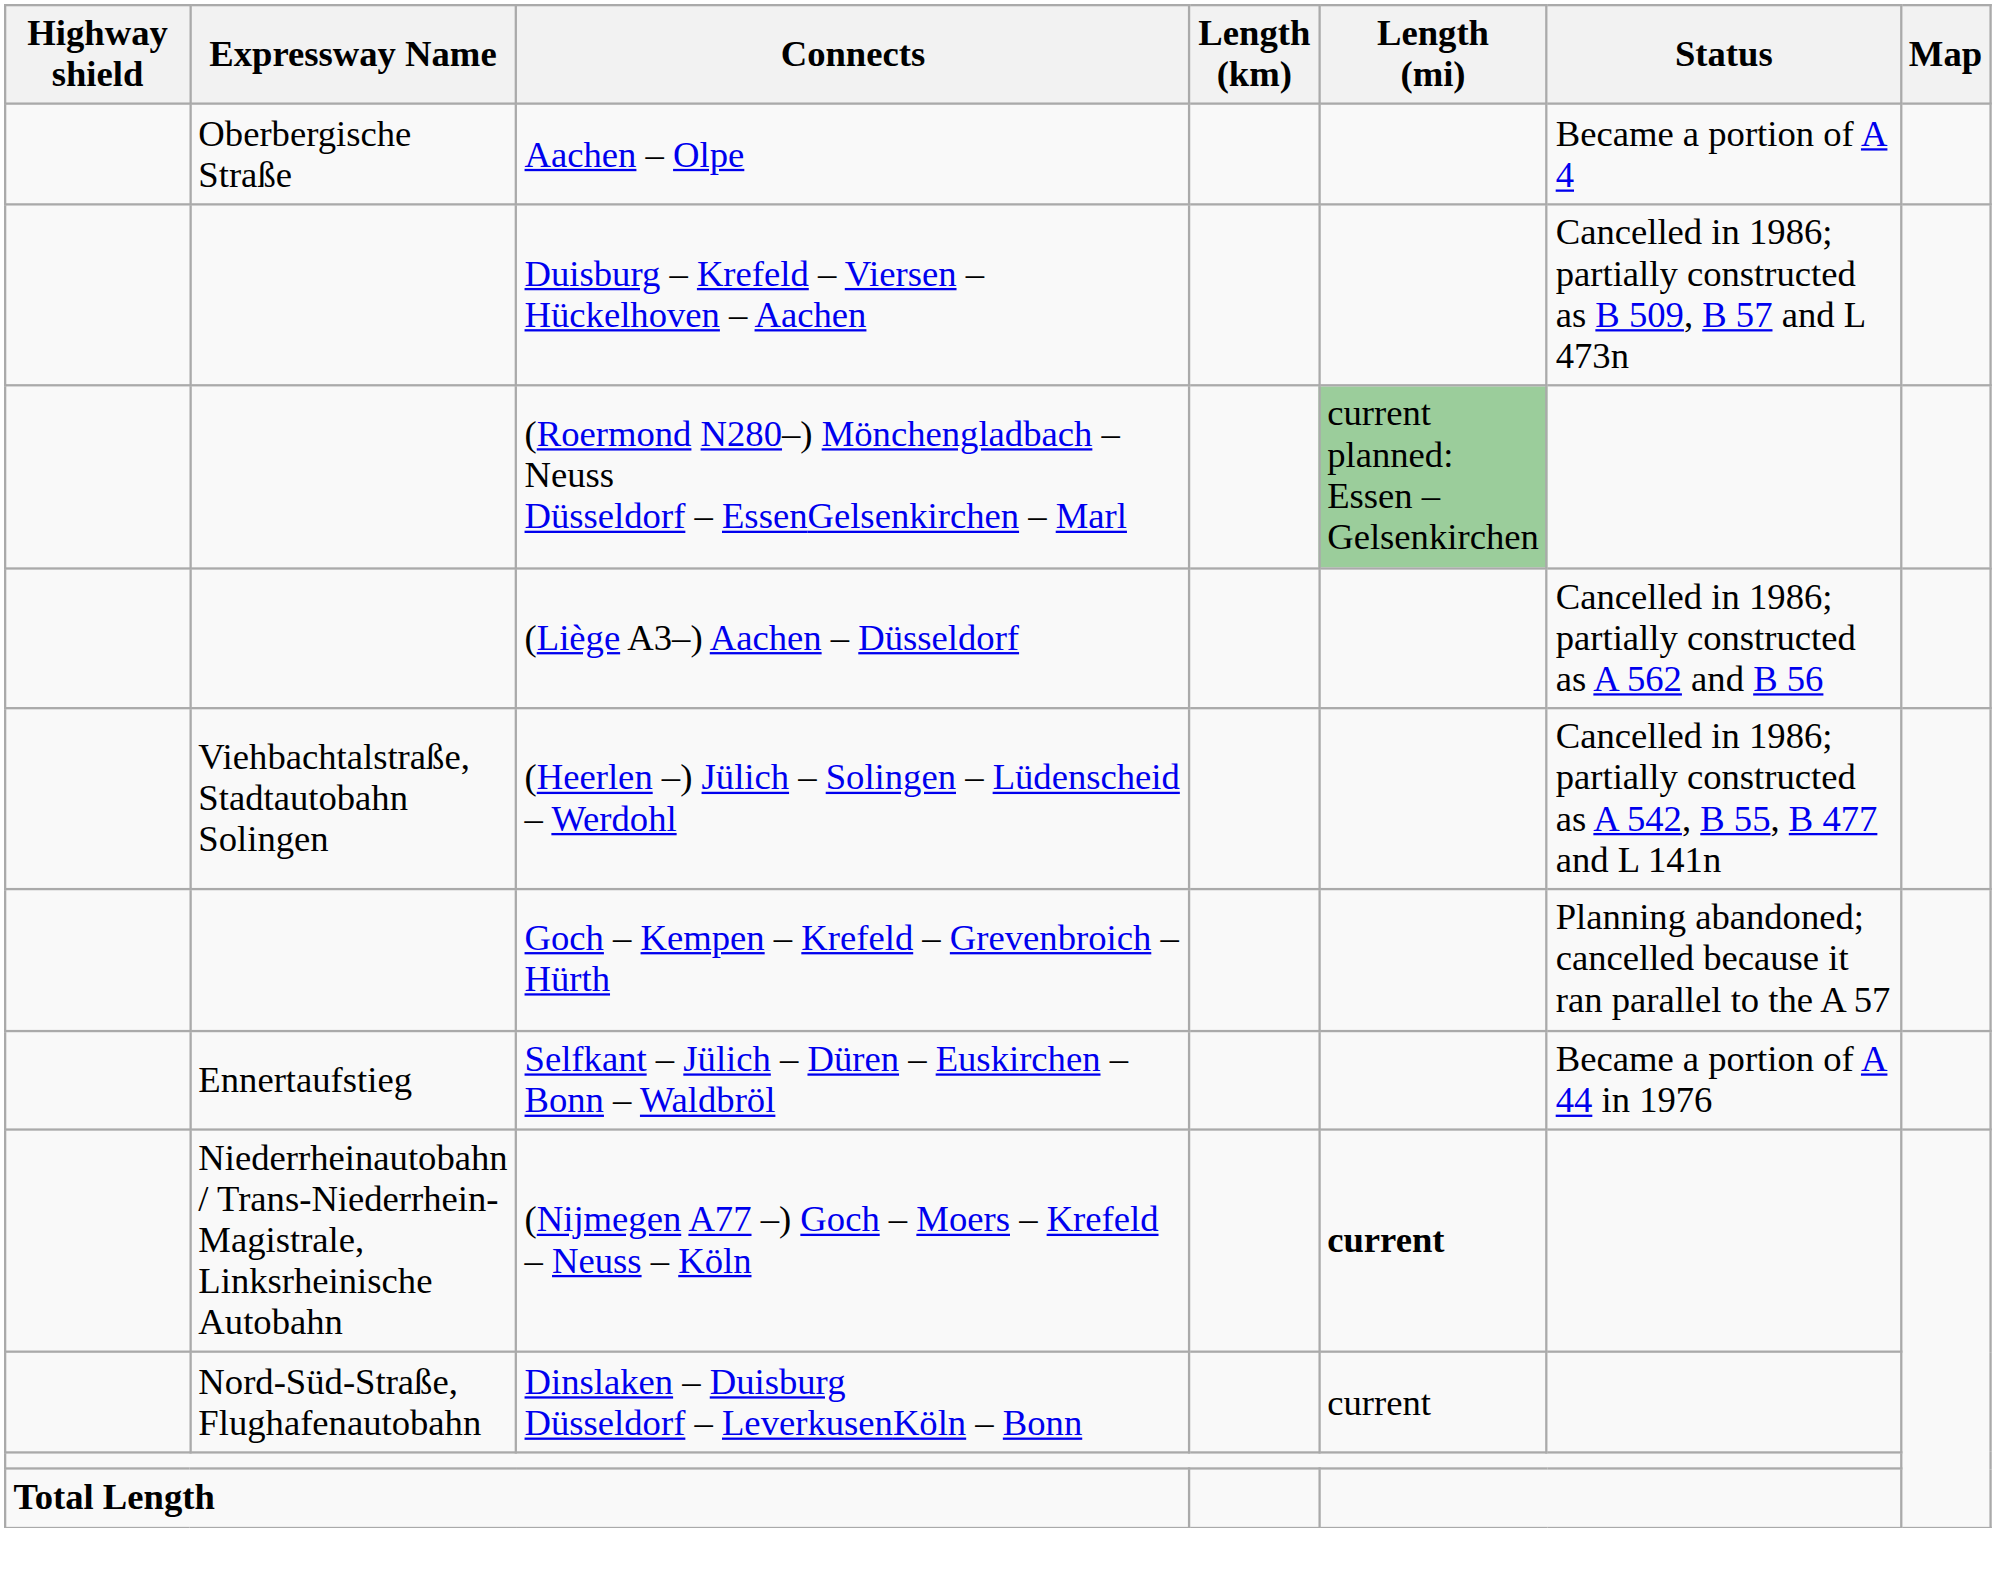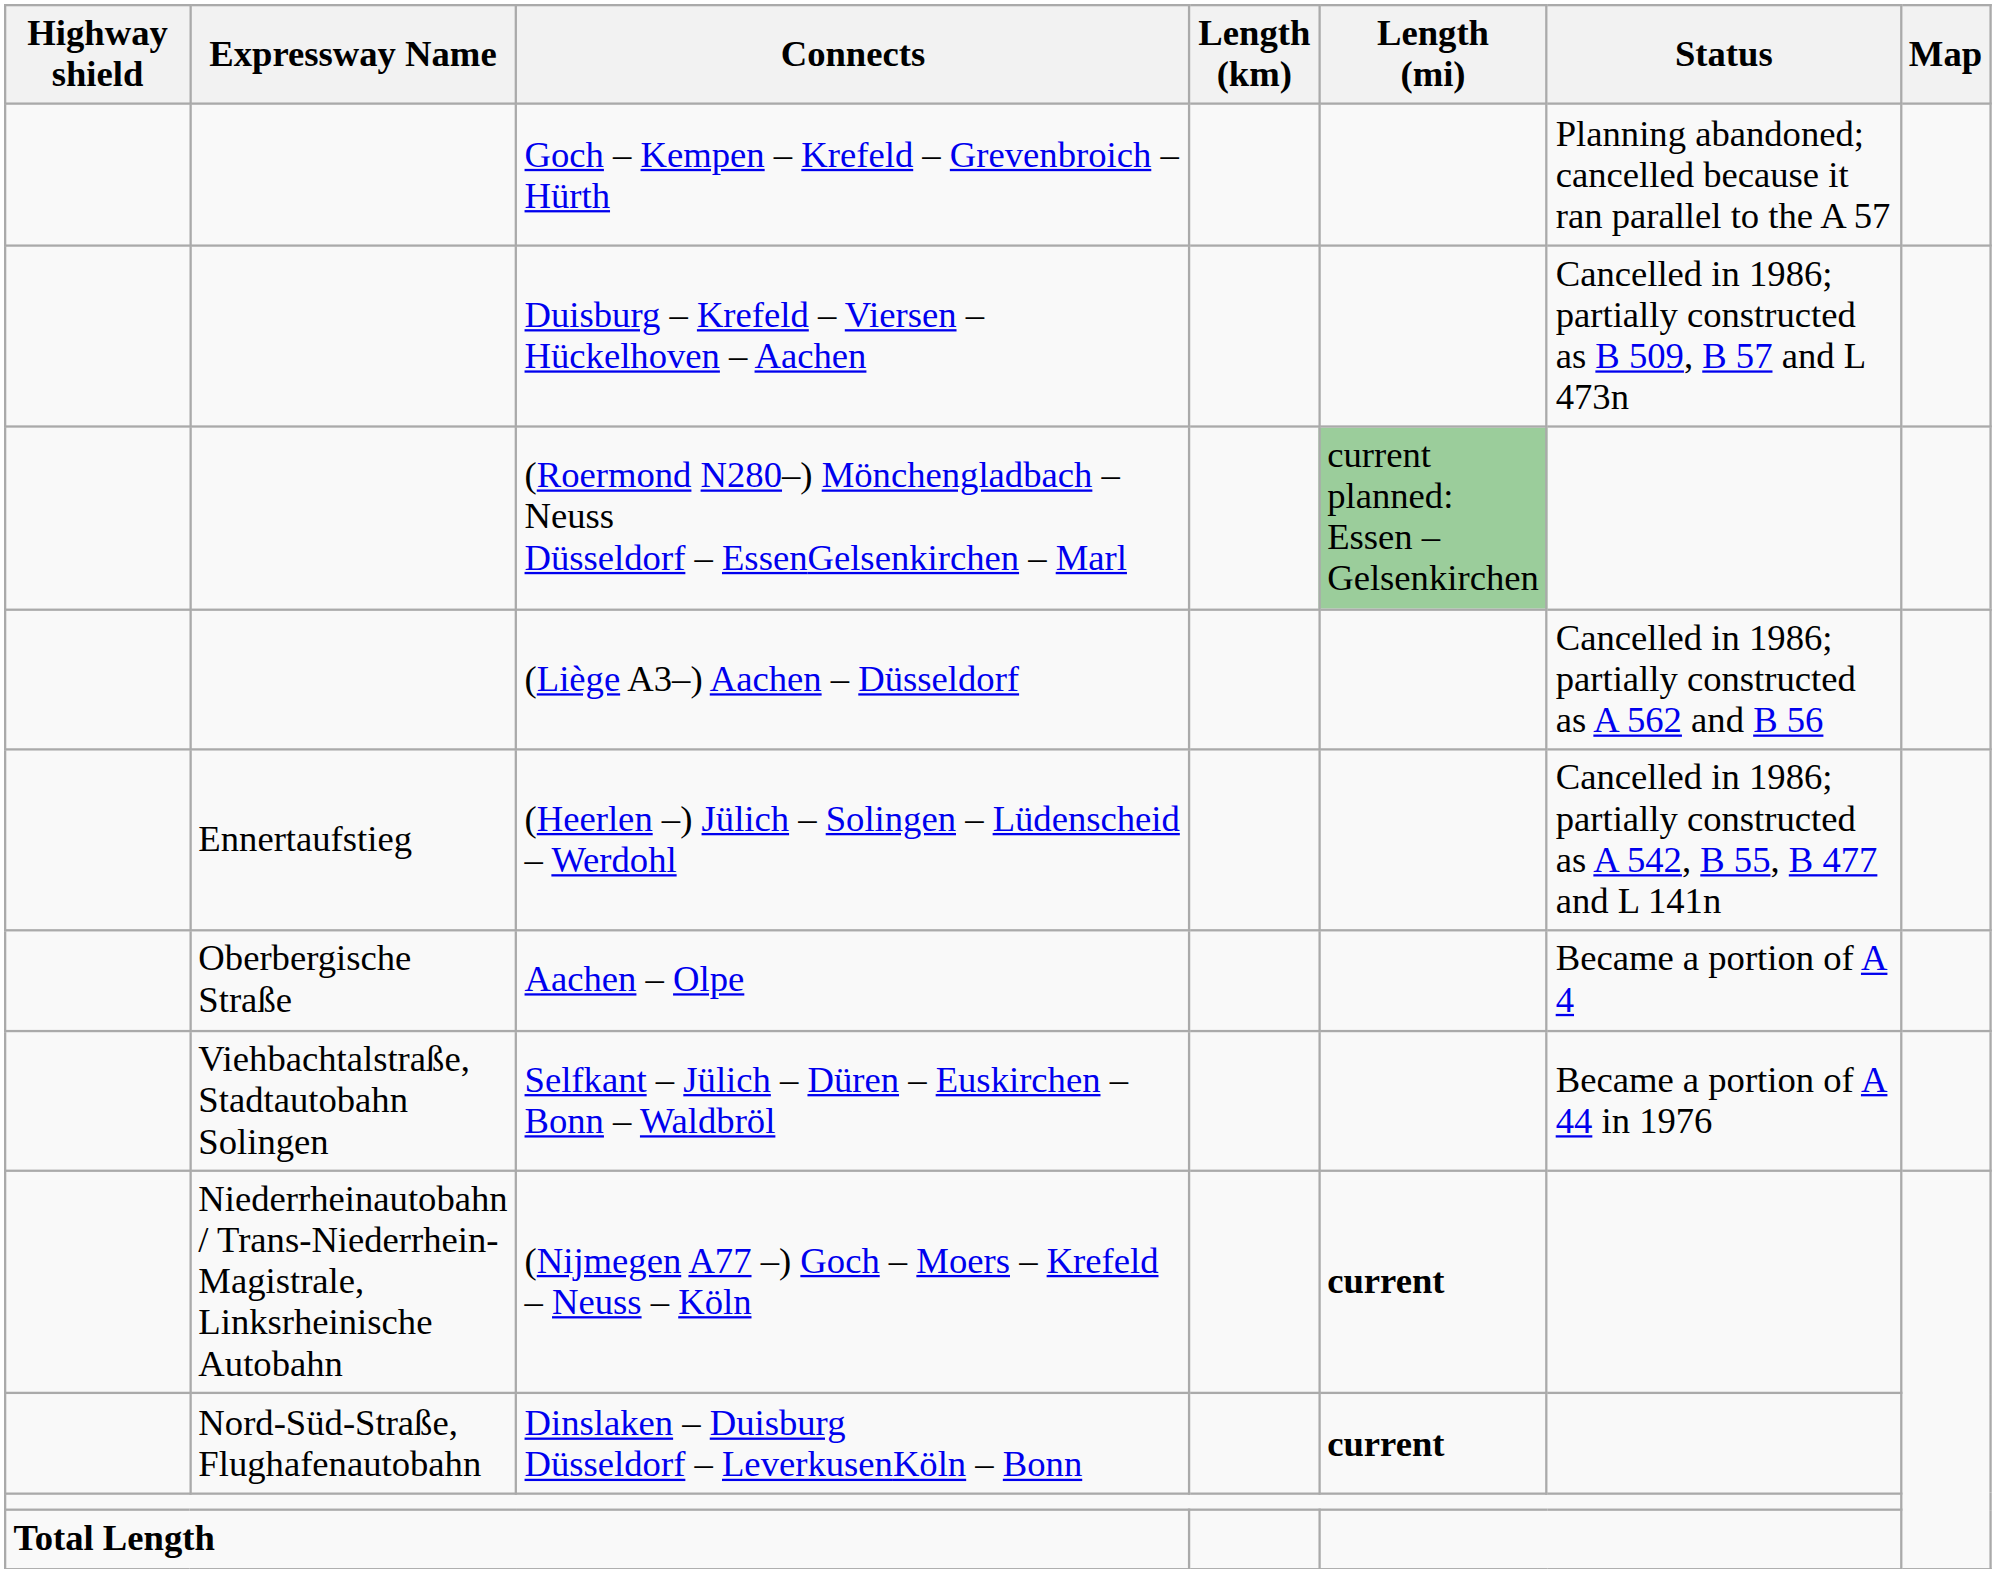rows swapped: (634, 153) <-> (852, 959)
(334, 798) Viehbachtalstraße, Stadtautobahn Solingen -> (305, 839) Ennertaufstieg
(305, 1079) Ennertaufstieg -> (334, 1099) Viehbachtalstraße, Stadtautobahn Solingen
(1379, 1401) normal -> (1386, 1442) bold
